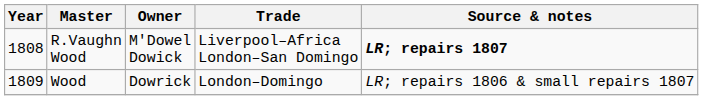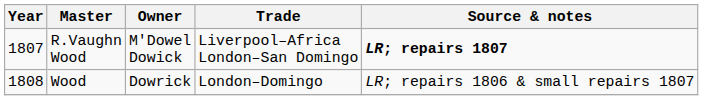(26, 49) 1808 -> (26, 49) 1807
(26, 82) 1809 -> (26, 82) 1808
